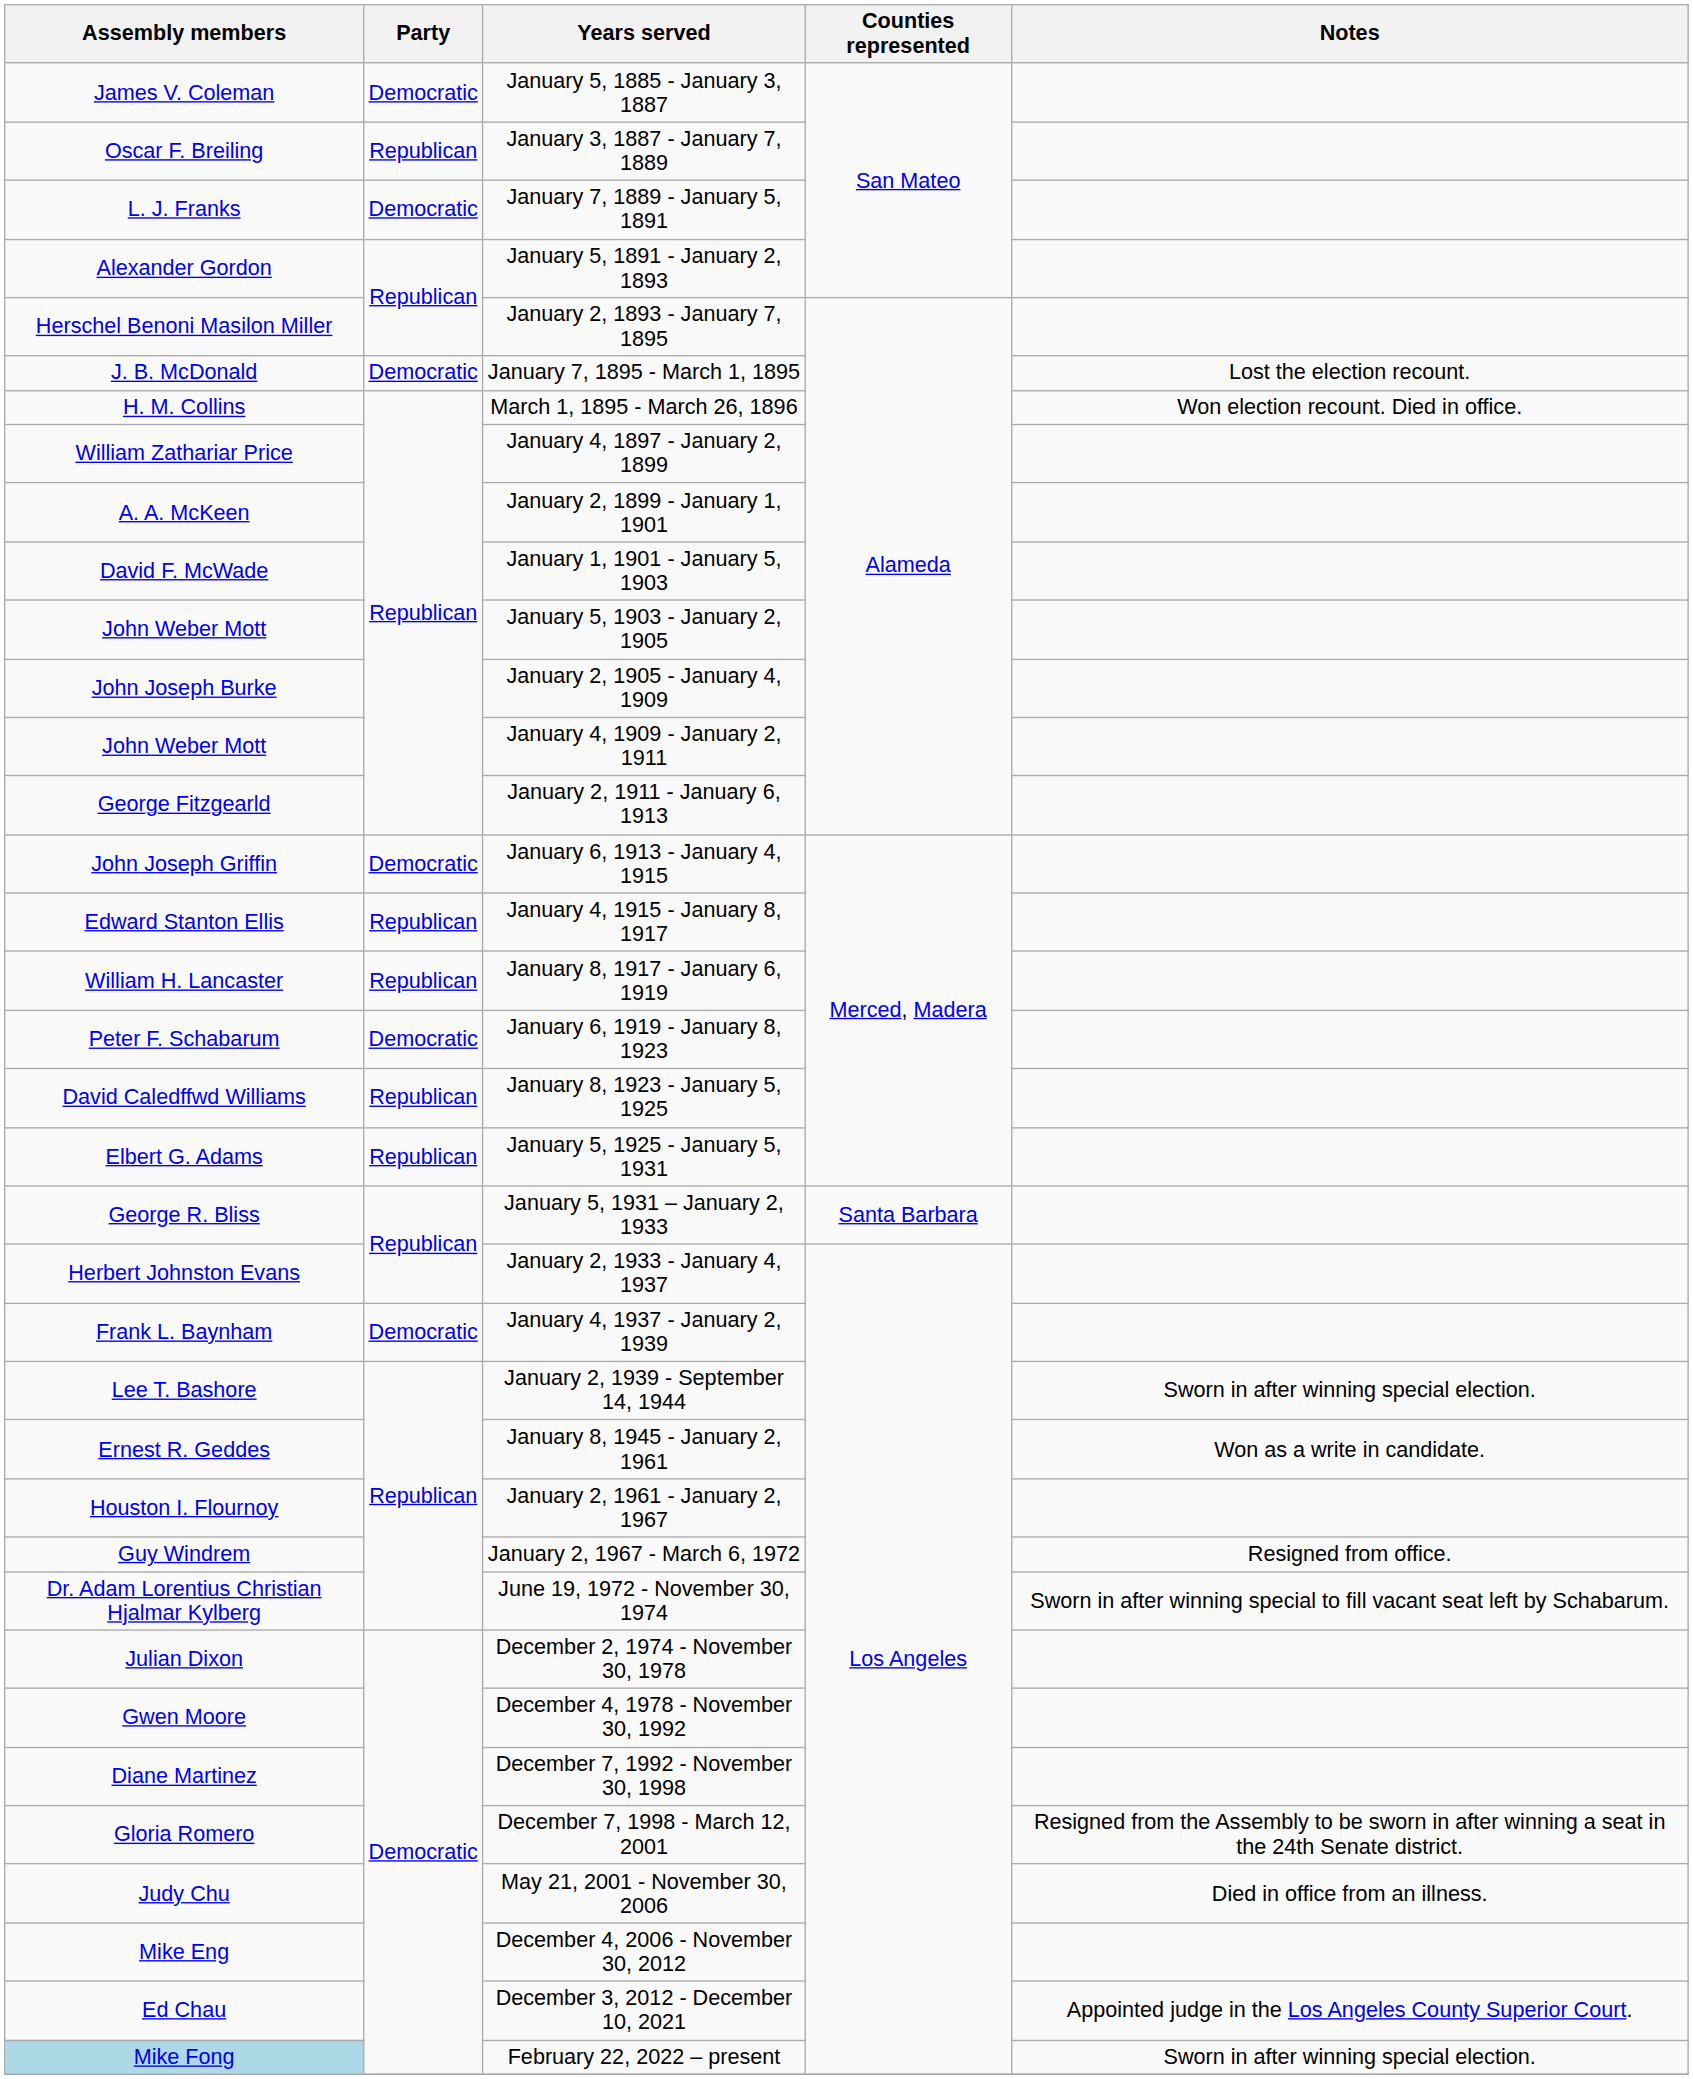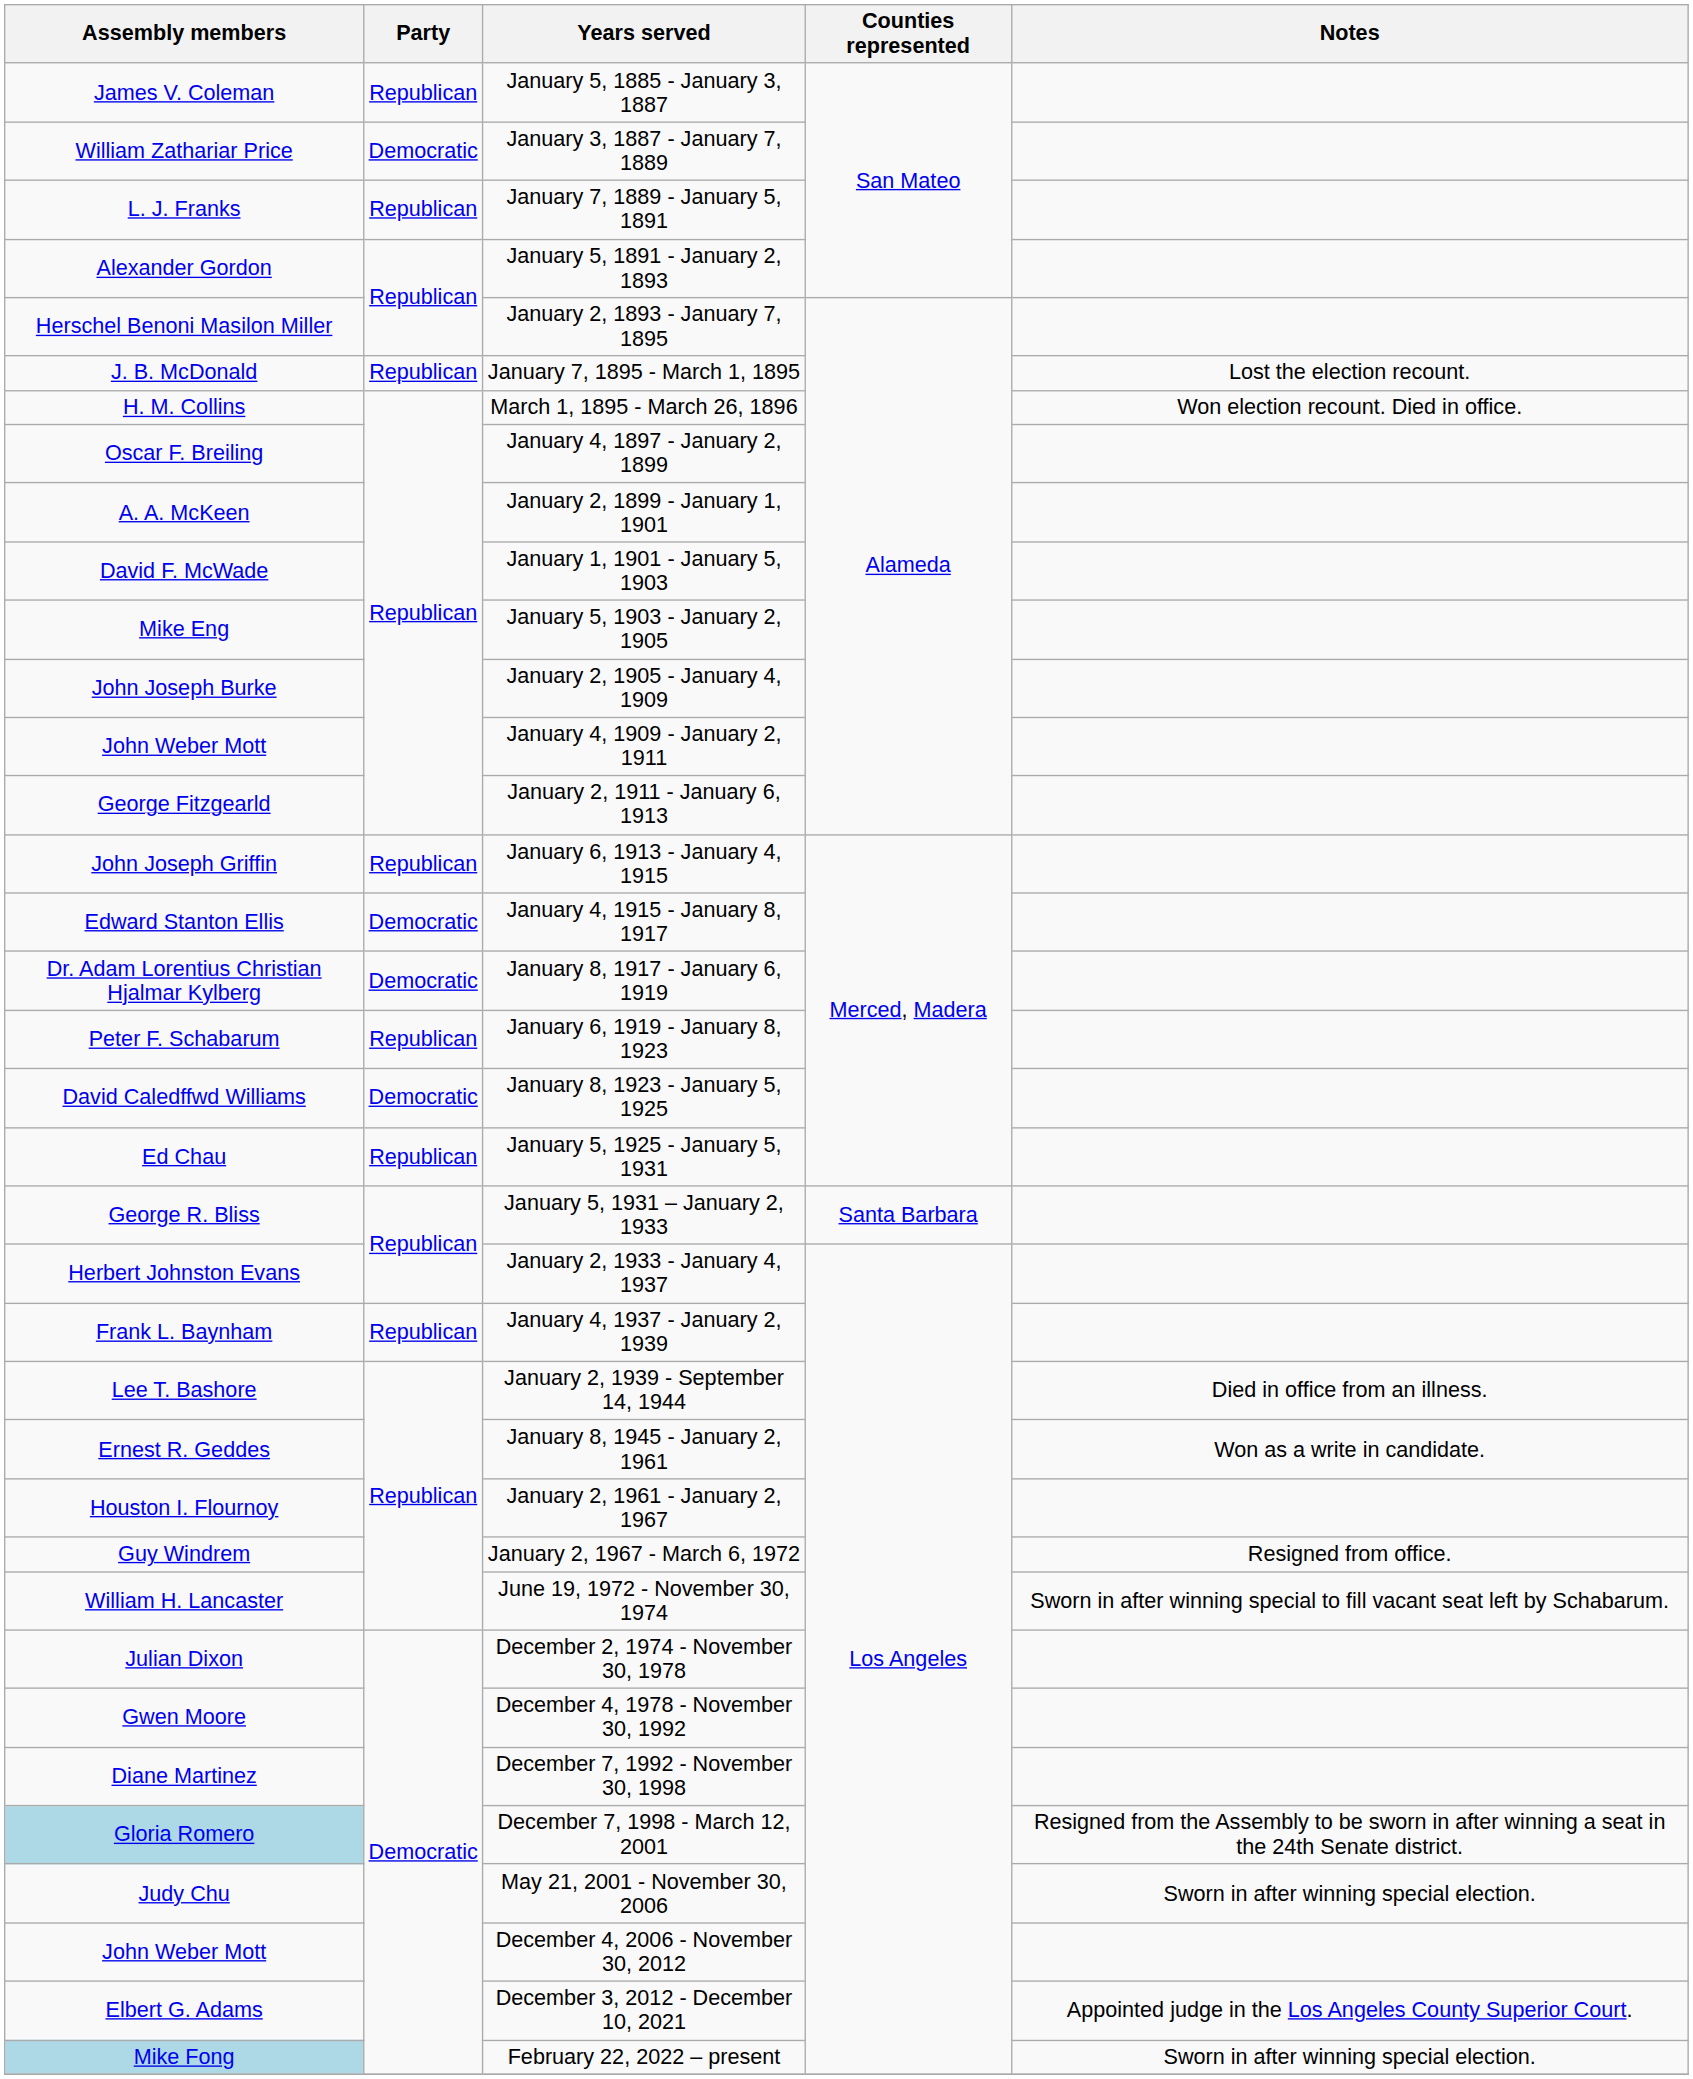(423, 92) Democratic -> (423, 92) Republican
(184, 150) Oscar F. Breiling -> (184, 150) William Zathariar Price
(423, 150) Republican -> (423, 150) Democratic
(423, 209) Democratic -> (423, 209) Republican
(423, 372) Democratic -> (423, 372) Republican
(184, 453) William Zathariar Price -> (184, 453) Oscar F. Breiling
(184, 629) John Weber Mott -> (184, 629) Mike Eng
(423, 863) Democratic -> (423, 863) Republican
(423, 922) Republican -> (423, 922) Democratic
(184, 980) William H. Lancaster -> (184, 980) Dr. Adam Lorentius Christian Hjalmar Kylberg
(423, 980) Republican -> (423, 980) Democratic
(423, 1039) Democratic -> (423, 1039) Republican
(423, 1097) Republican -> (423, 1097) Democratic
(184, 1156) Elbert G. Adams -> (184, 1156) Ed Chau
(423, 1331) Democratic -> (423, 1331) Republican
(1350, 1390) Sworn in after winning special election. -> (1350, 1390) Died in office from an illness.
(184, 1600) Dr. Adam Lorentius Christian Hjalmar Kylberg -> (184, 1600) William H. Lancaster
(184, 1834) no background -> (184, 1834) lightblue background
(1350, 1893) Died in office from an illness. -> (1350, 1893) Sworn in after winning special election.
(184, 1951) Mike Eng -> (184, 1951) John Weber Mott
(184, 2010) Ed Chau -> (184, 2010) Elbert G. Adams
